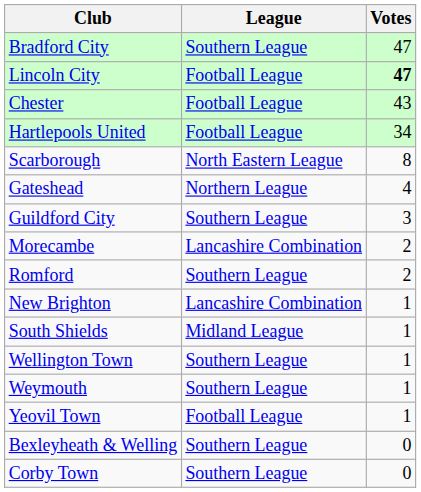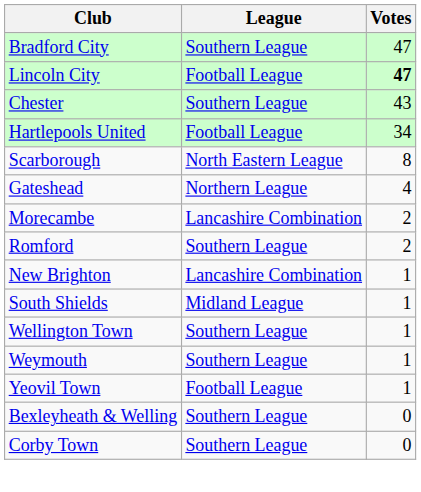(244, 103) Football League -> (246, 103) Southern League
- row: (62, 217)
